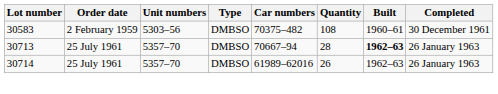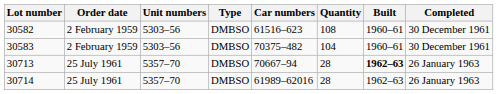+ row: (20, 30)
(328, 30) 108 -> (328, 47) 104
(325, 64) 26 -> (325, 81) 28
